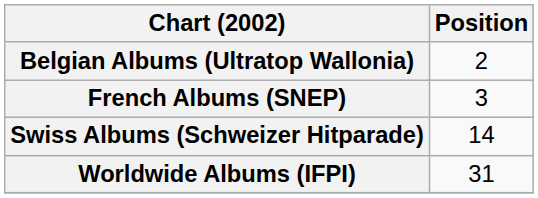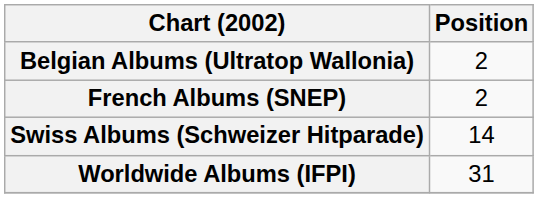(481, 98) 3 -> (481, 98) 2
